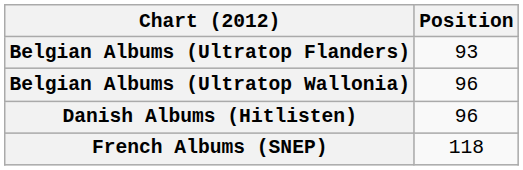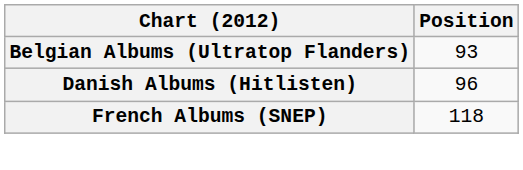- row: (210, 85)
